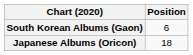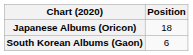rows swapped: (75, 43) <-> (75, 27)
